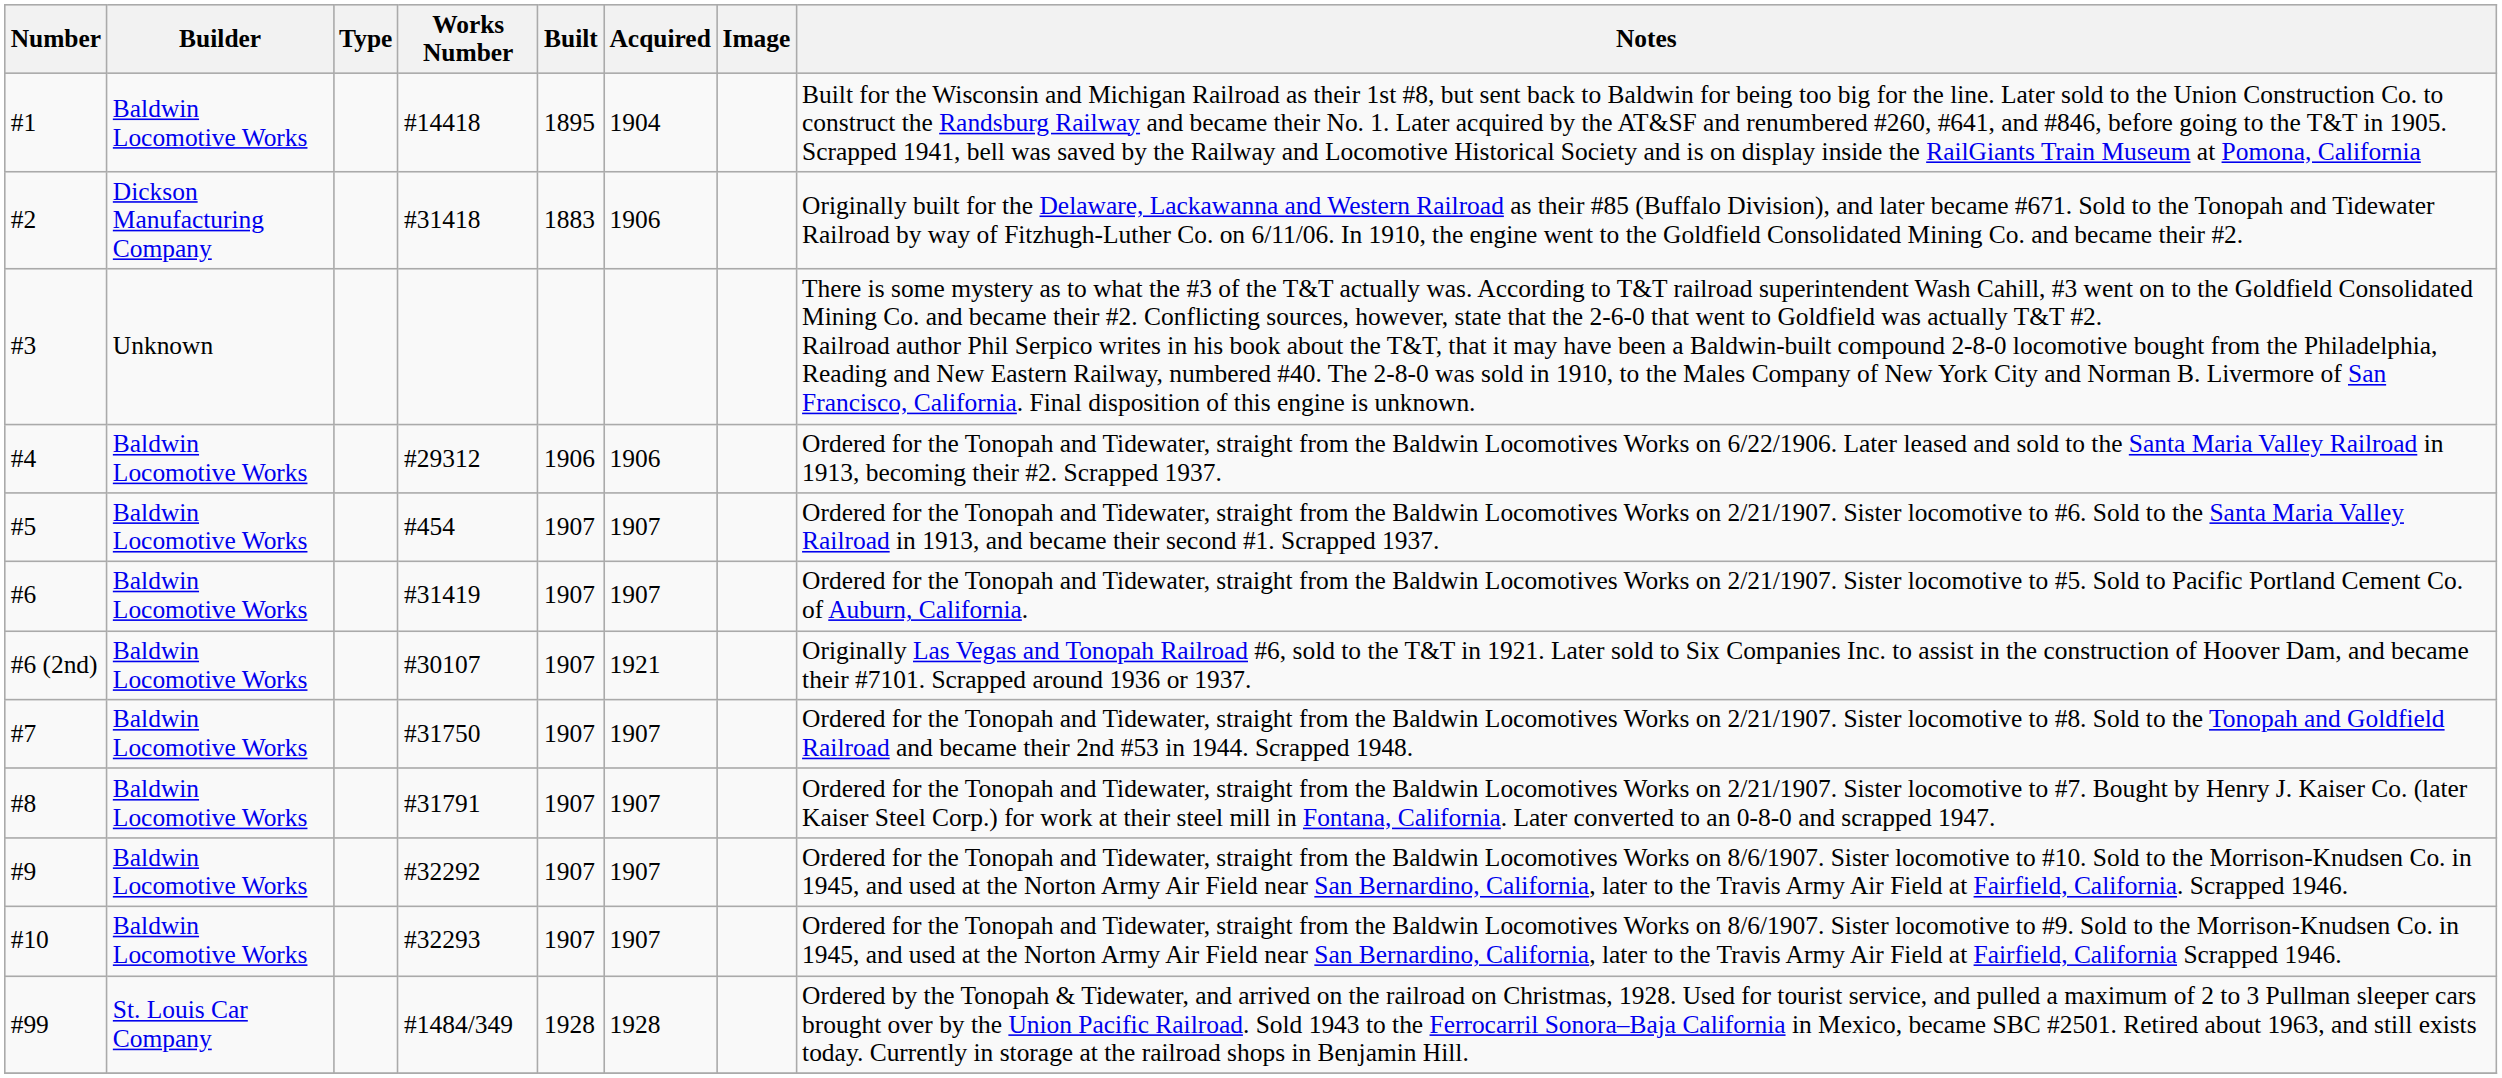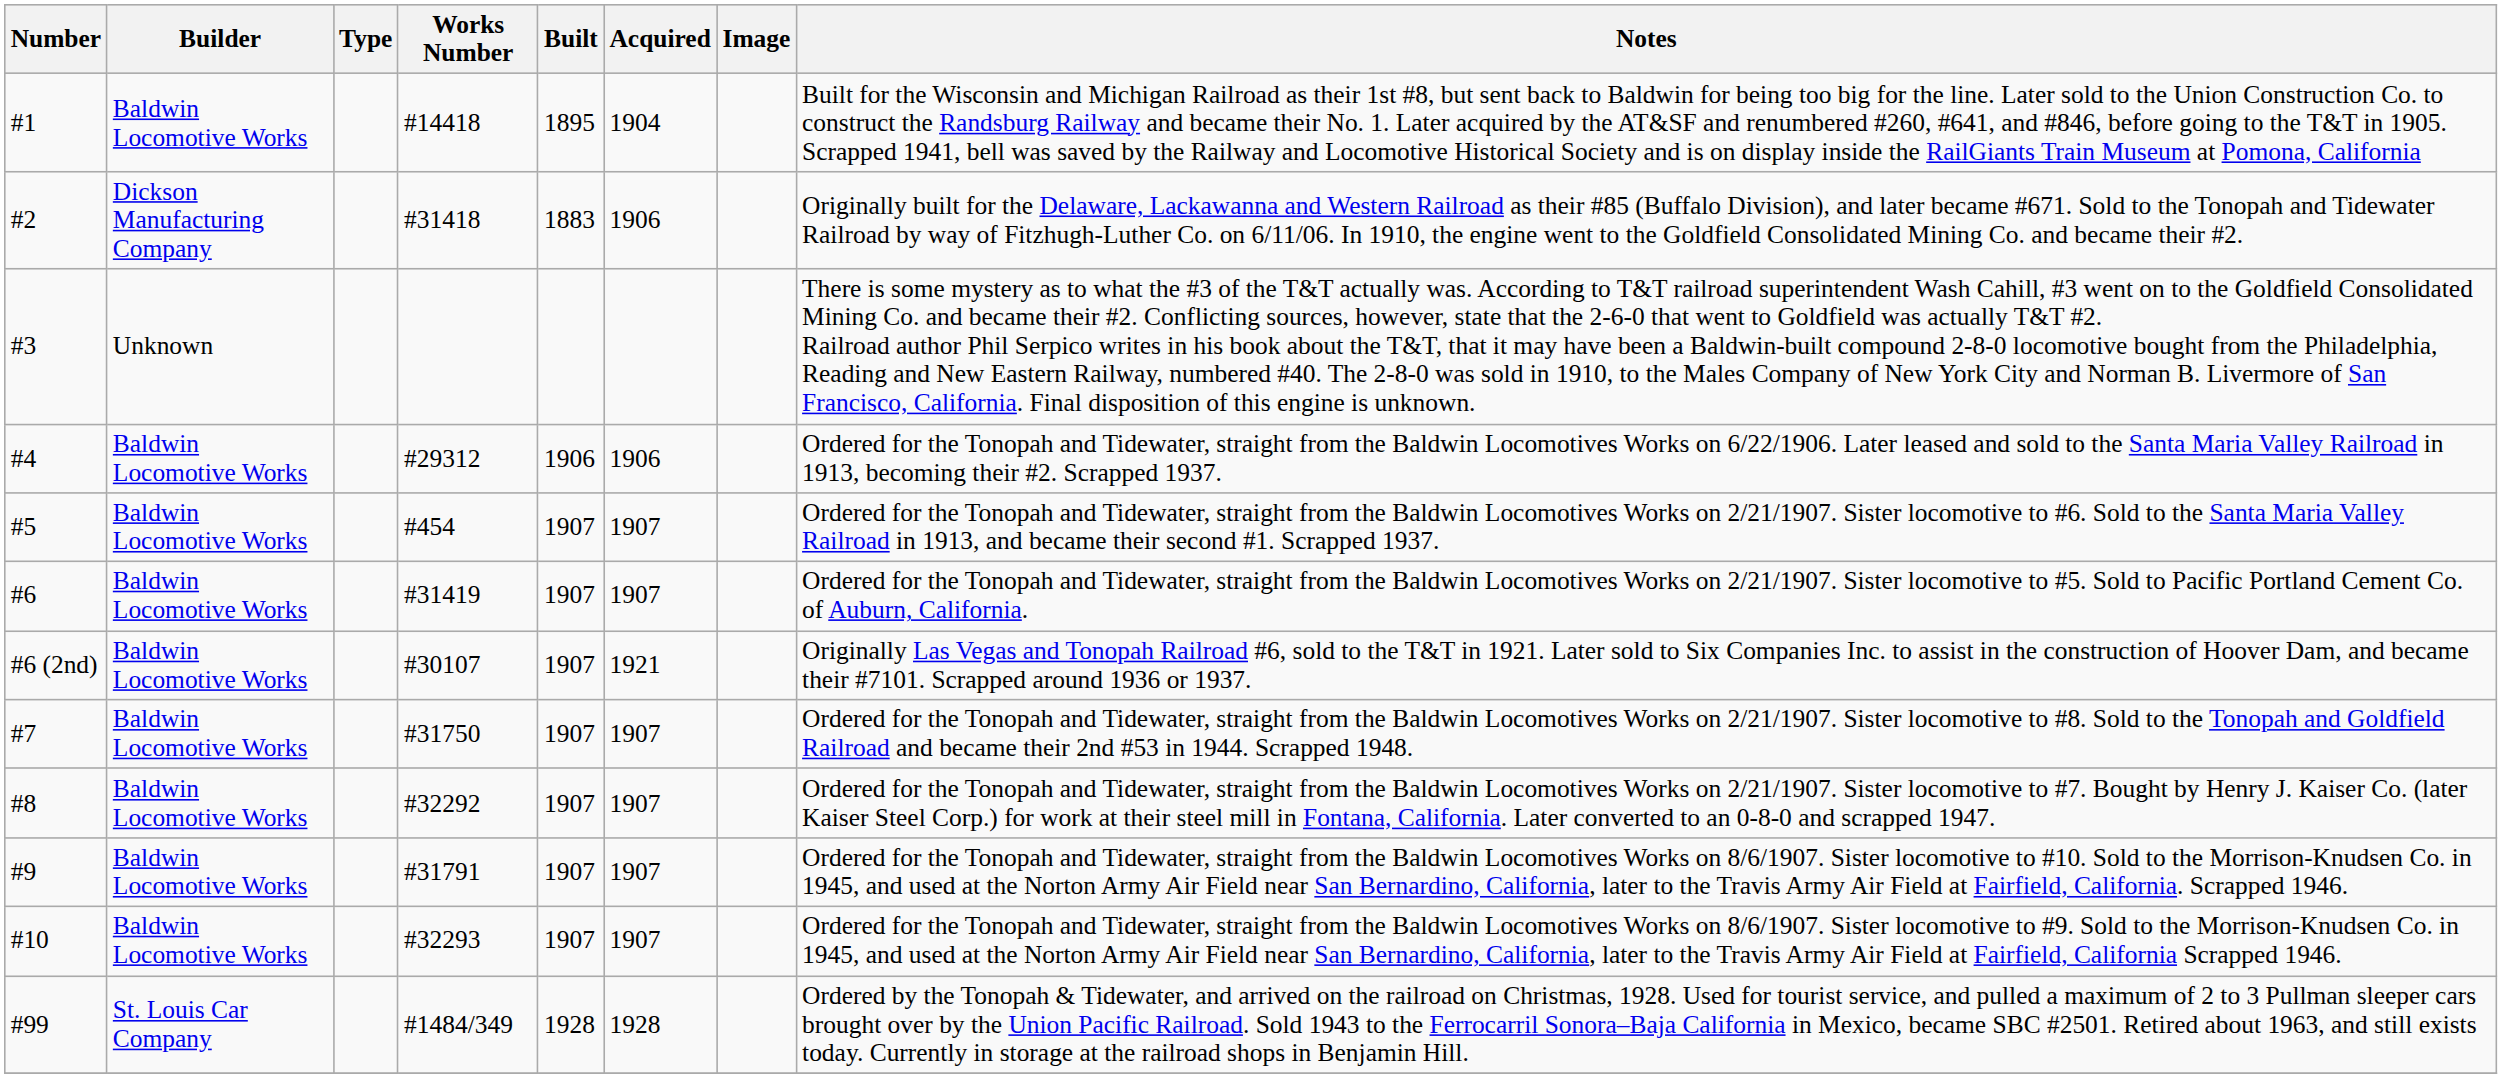(442, 802) #31791 -> (442, 802) #32292
(442, 871) #32292 -> (442, 871) #31791
